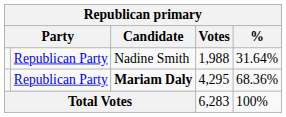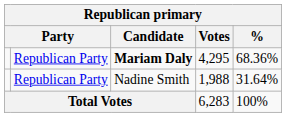rows swapped: (153, 79) <-> (152, 58)
